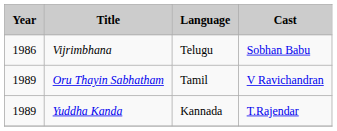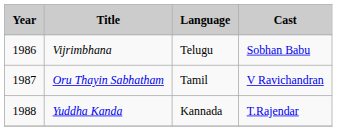(24, 80) 1989 -> (24, 80) 1987
(24, 111) 1989 -> (24, 111) 1988
